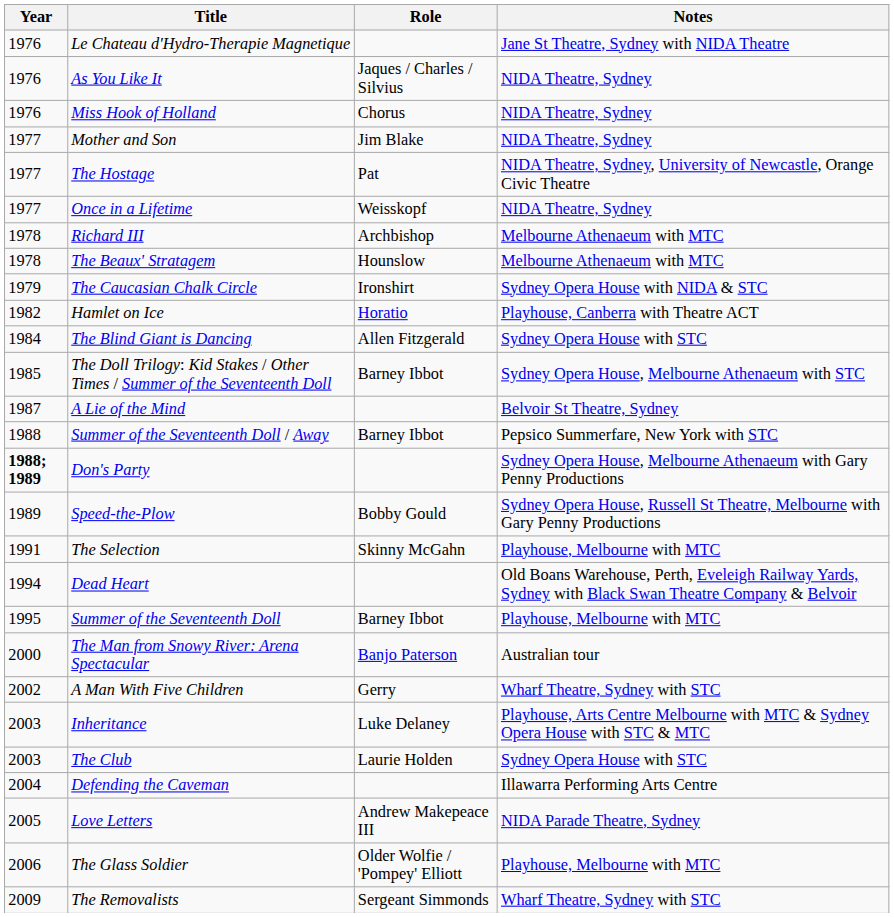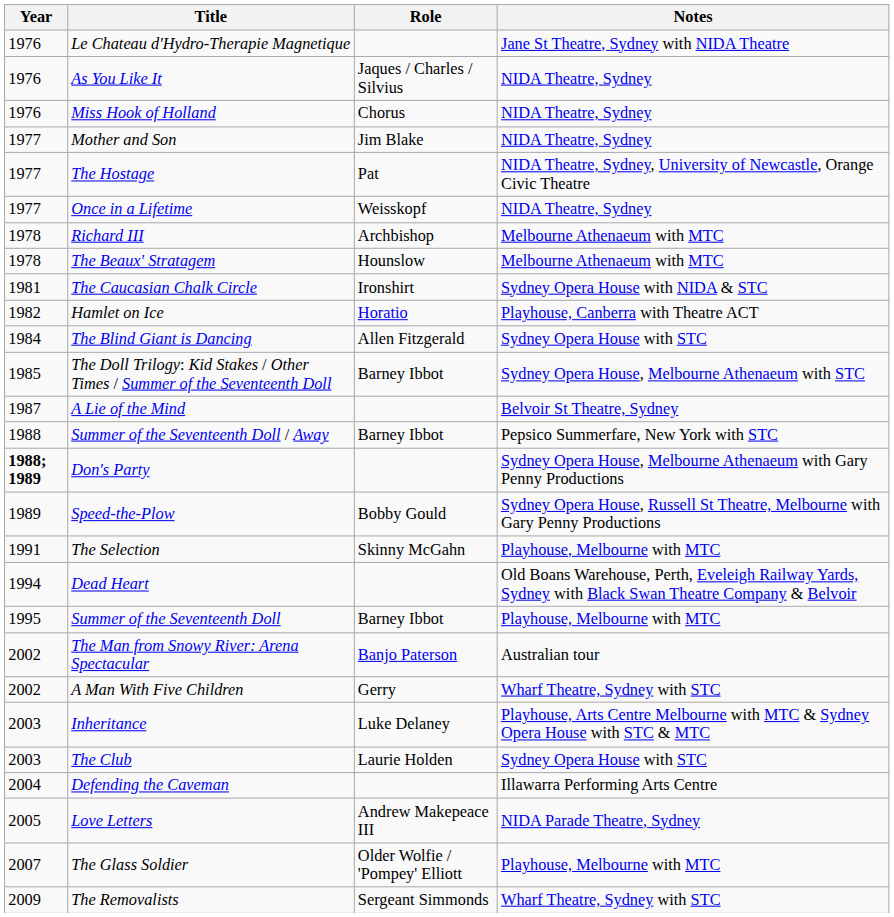(25, 287) 1979 -> (25, 287) 1981
(25, 654) 2000 -> (25, 654) 2002
(25, 864) 2006 -> (25, 864) 2007
